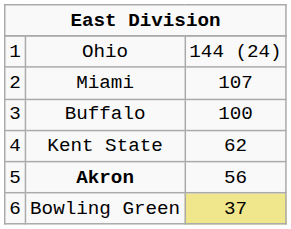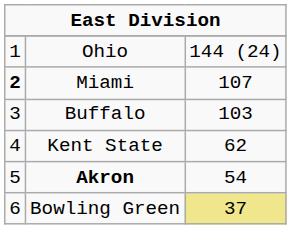(15, 83) normal -> (15, 83) bold
(235, 114) 100 -> (235, 114) 103
(235, 177) 56 -> (235, 177) 54
